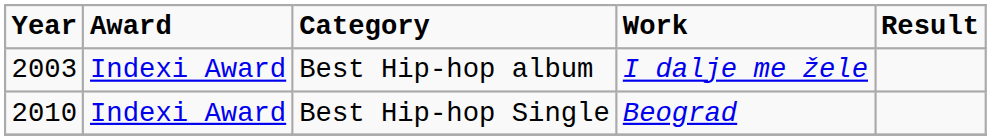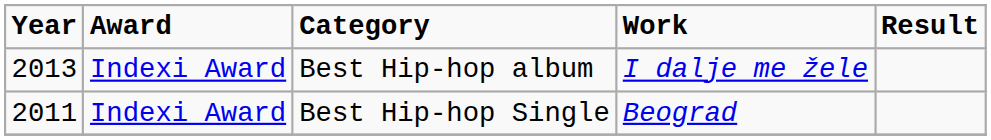(44, 70) 2003 -> (44, 70) 2013
(44, 113) 2010 -> (44, 113) 2011
